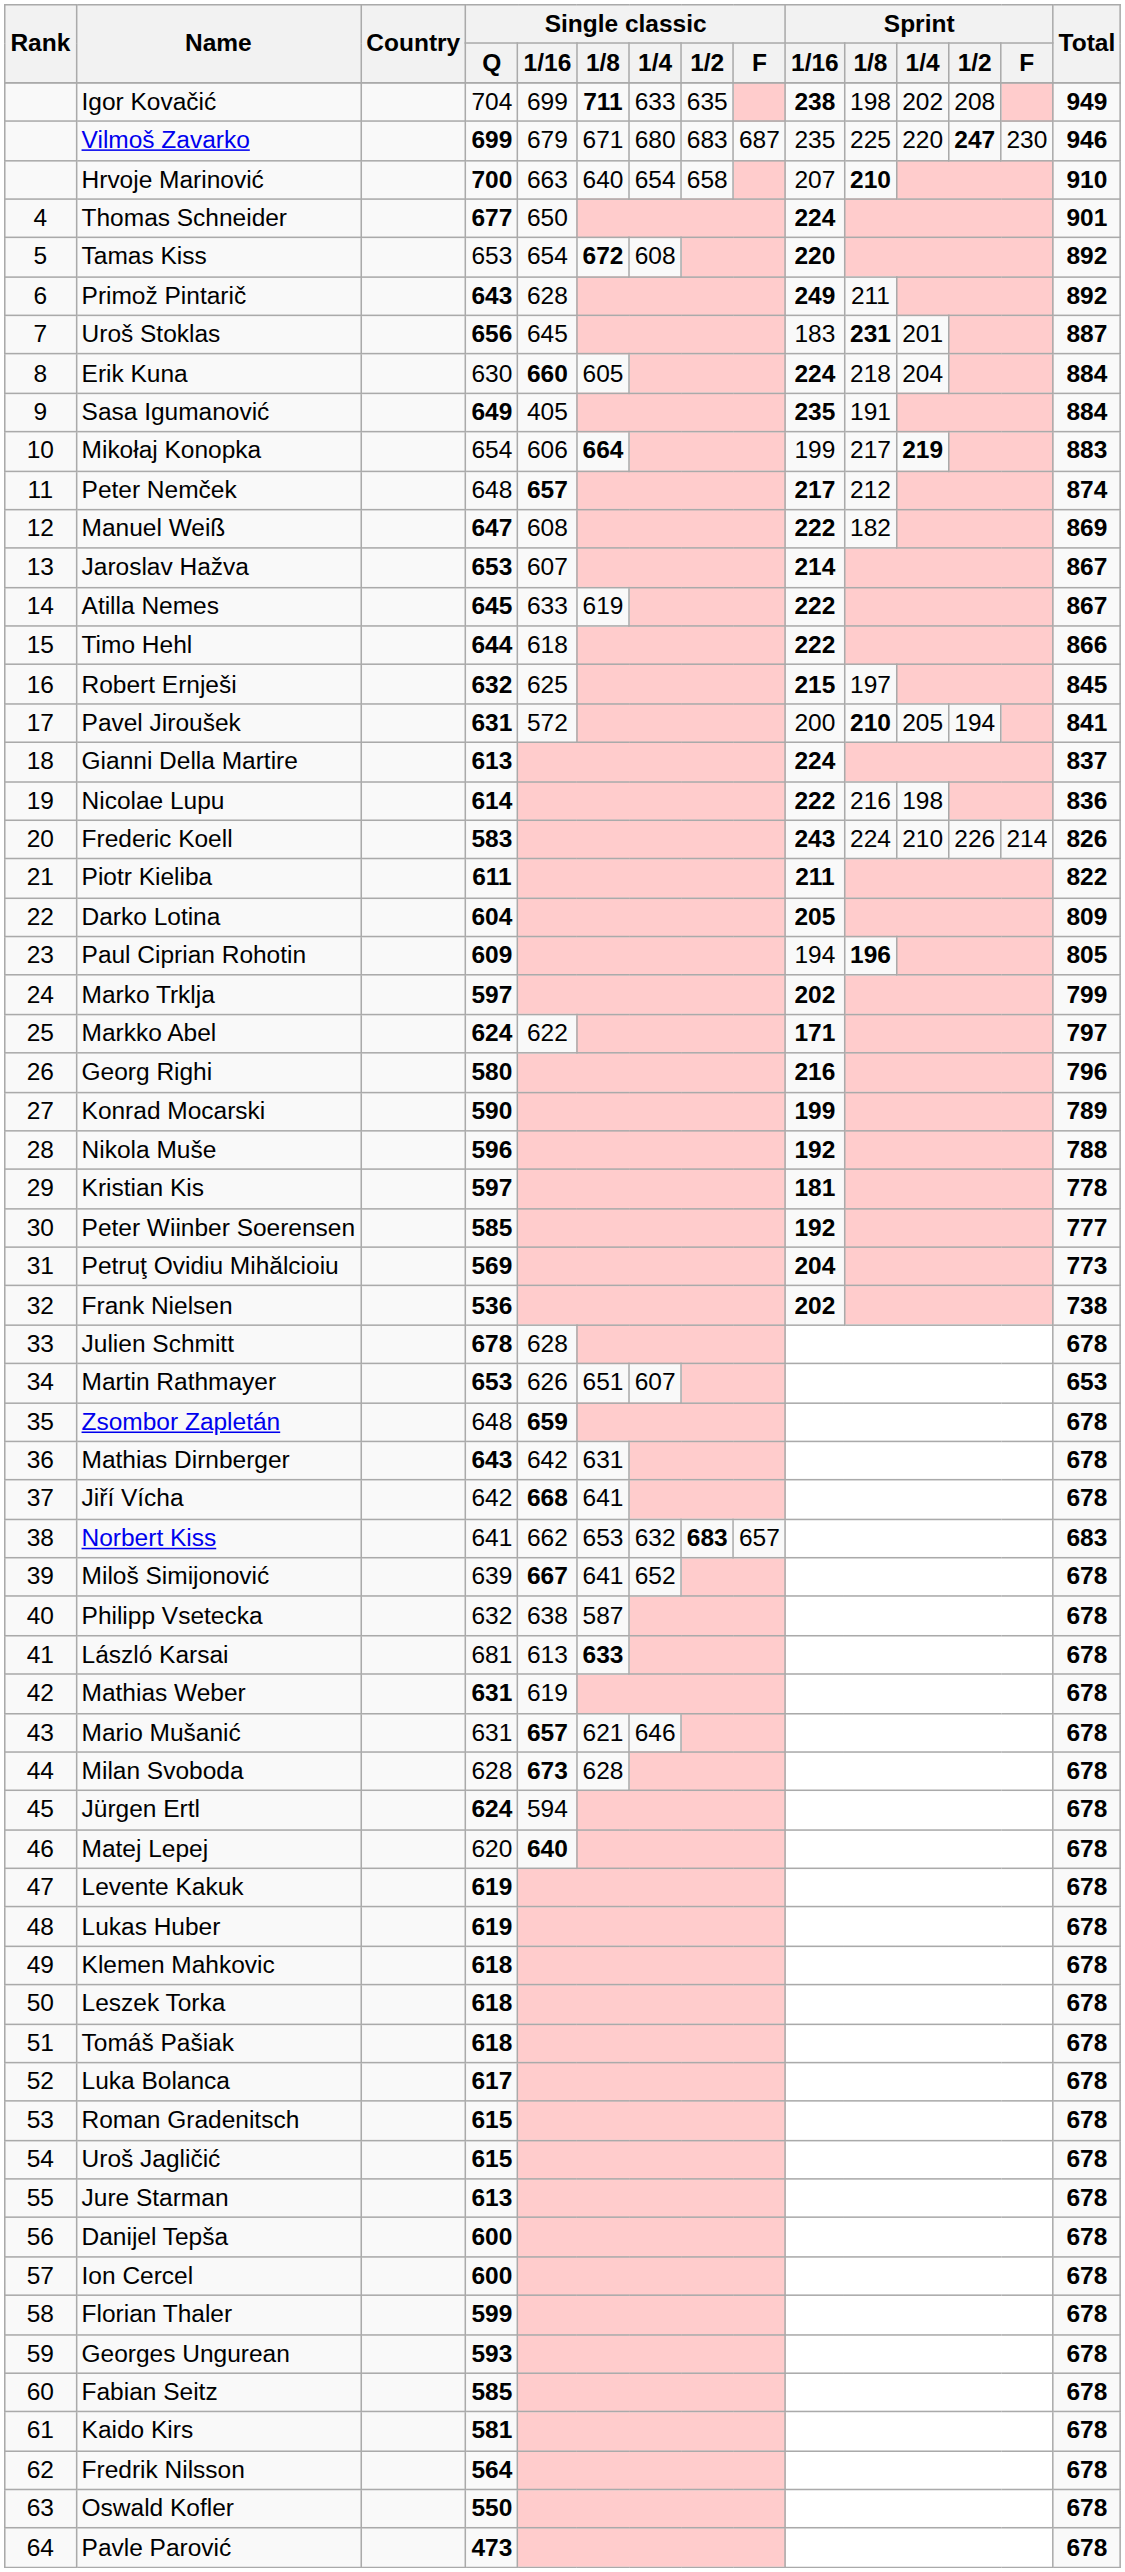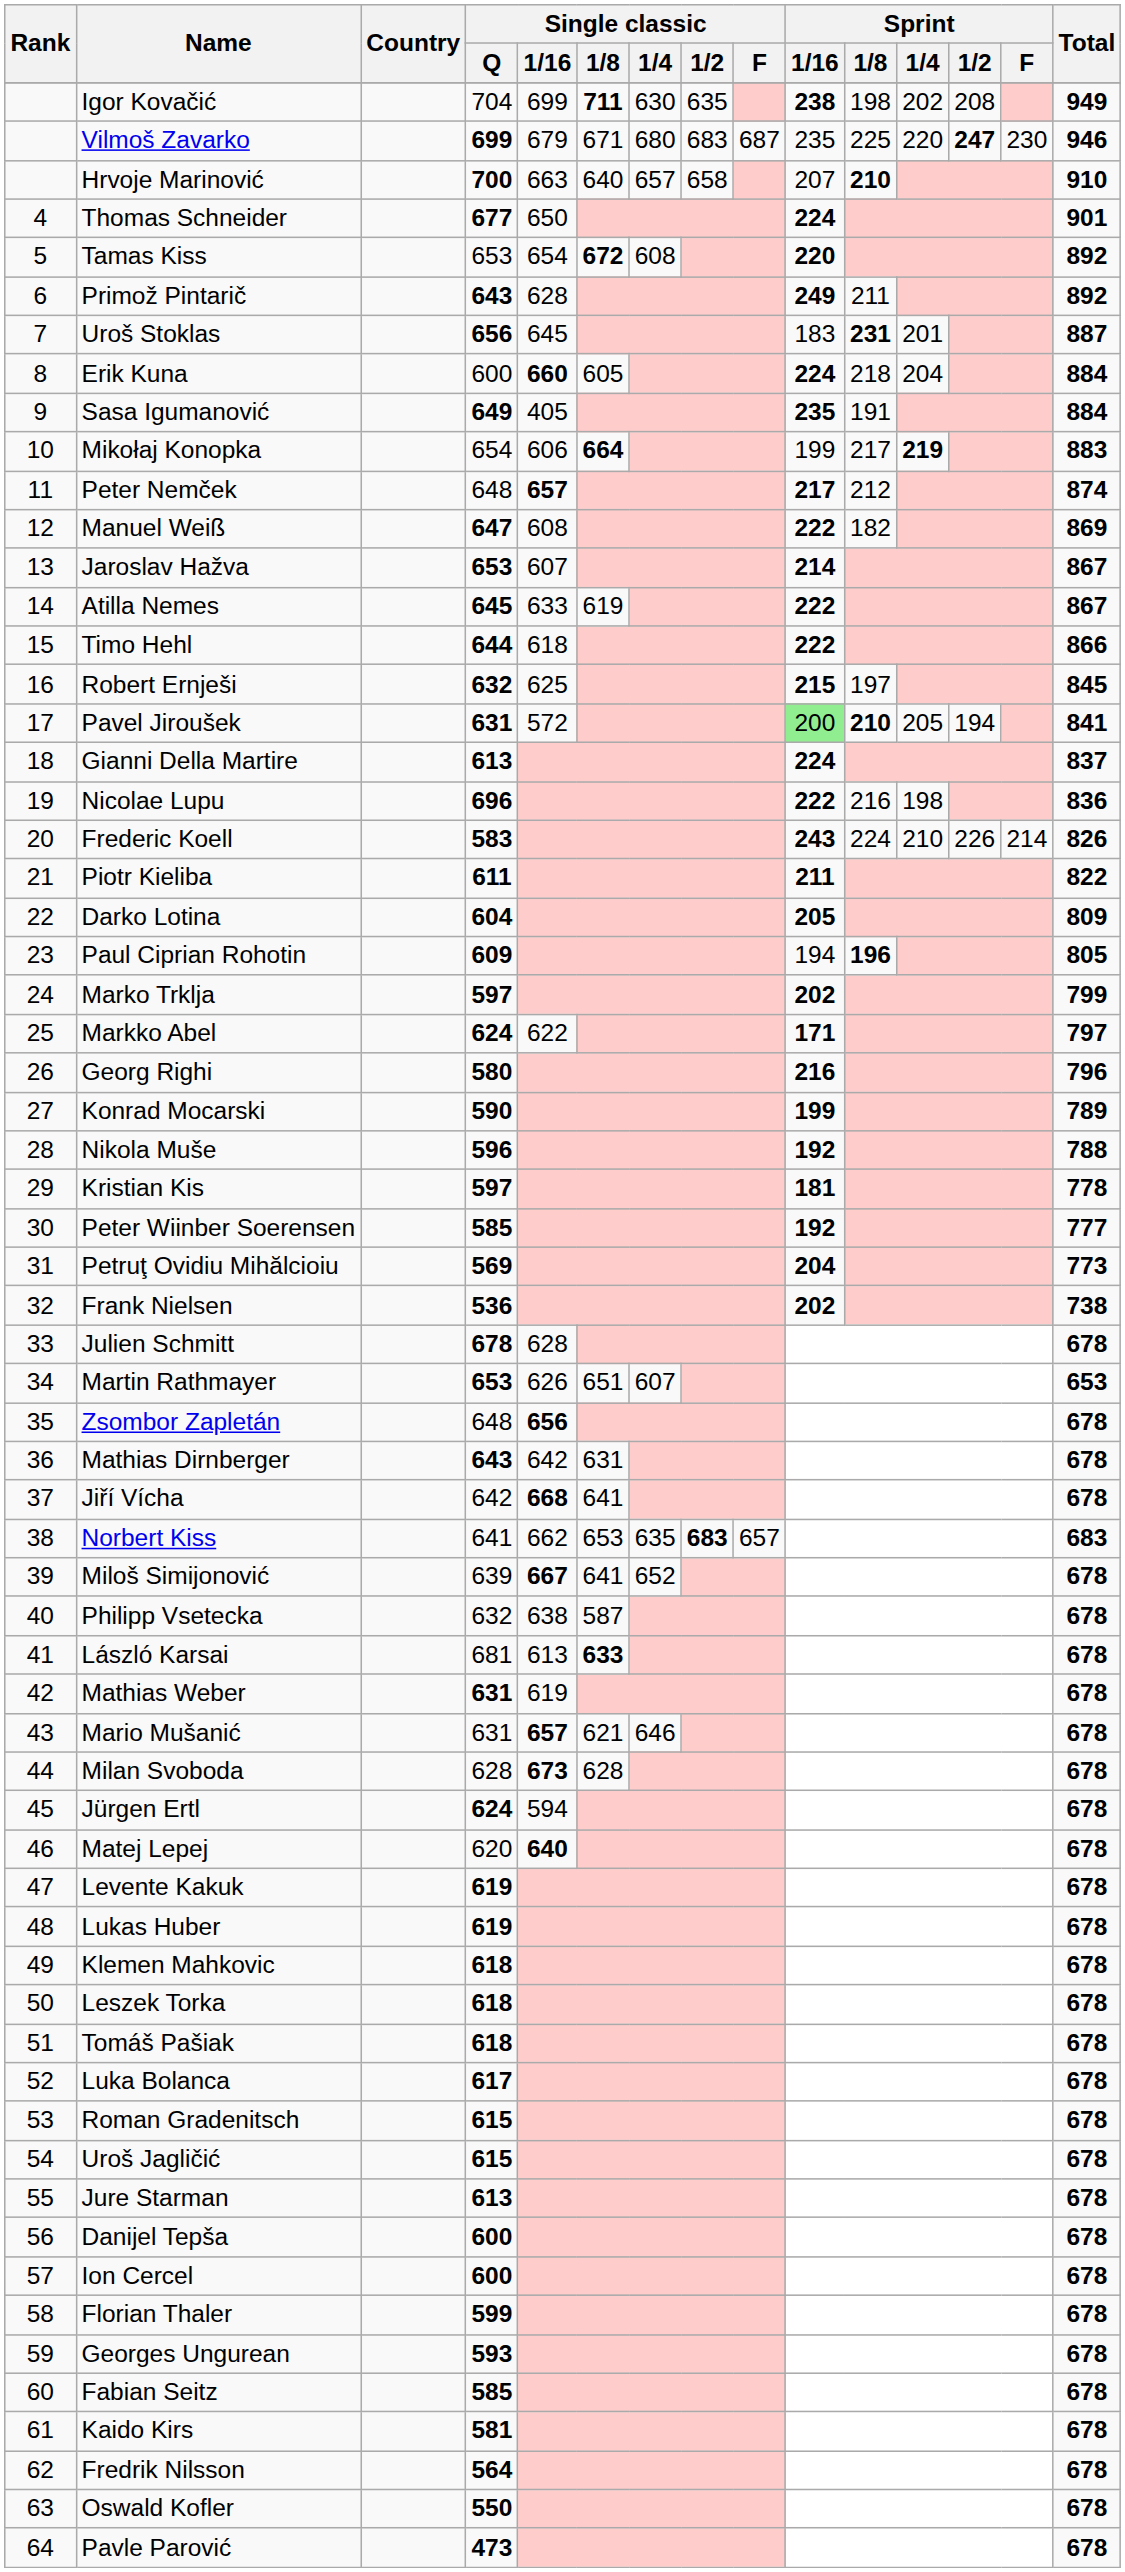(655, 101) 633 -> (655, 101) 630
(655, 179) 654 -> (655, 179) 657
(492, 373) 630 -> (492, 373) 600
(815, 722) no background -> (815, 722) lightgreen background
(492, 800) 614 -> (492, 800) 696
(547, 1421) 659 -> (547, 1421) 656
(655, 1538) 632 -> (655, 1538) 635
